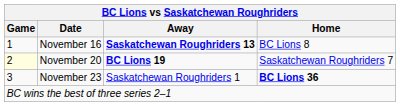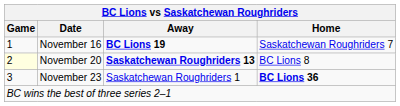(180, 45) Saskatchewan Roughriders 13 -> (136, 45) BC Lions 19
(284, 45) BC Lions 8 -> (326, 45) Saskatchewan Roughriders 7
(136, 61) BC Lions 19 -> (180, 61) Saskatchewan Roughriders 13
(326, 61) Saskatchewan Roughriders 7 -> (284, 61) BC Lions 8
